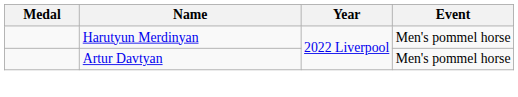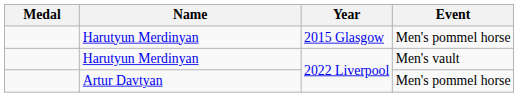+ row: (141, 37)
(453, 37) Men's pommel horse -> (428, 59) Men's vault
